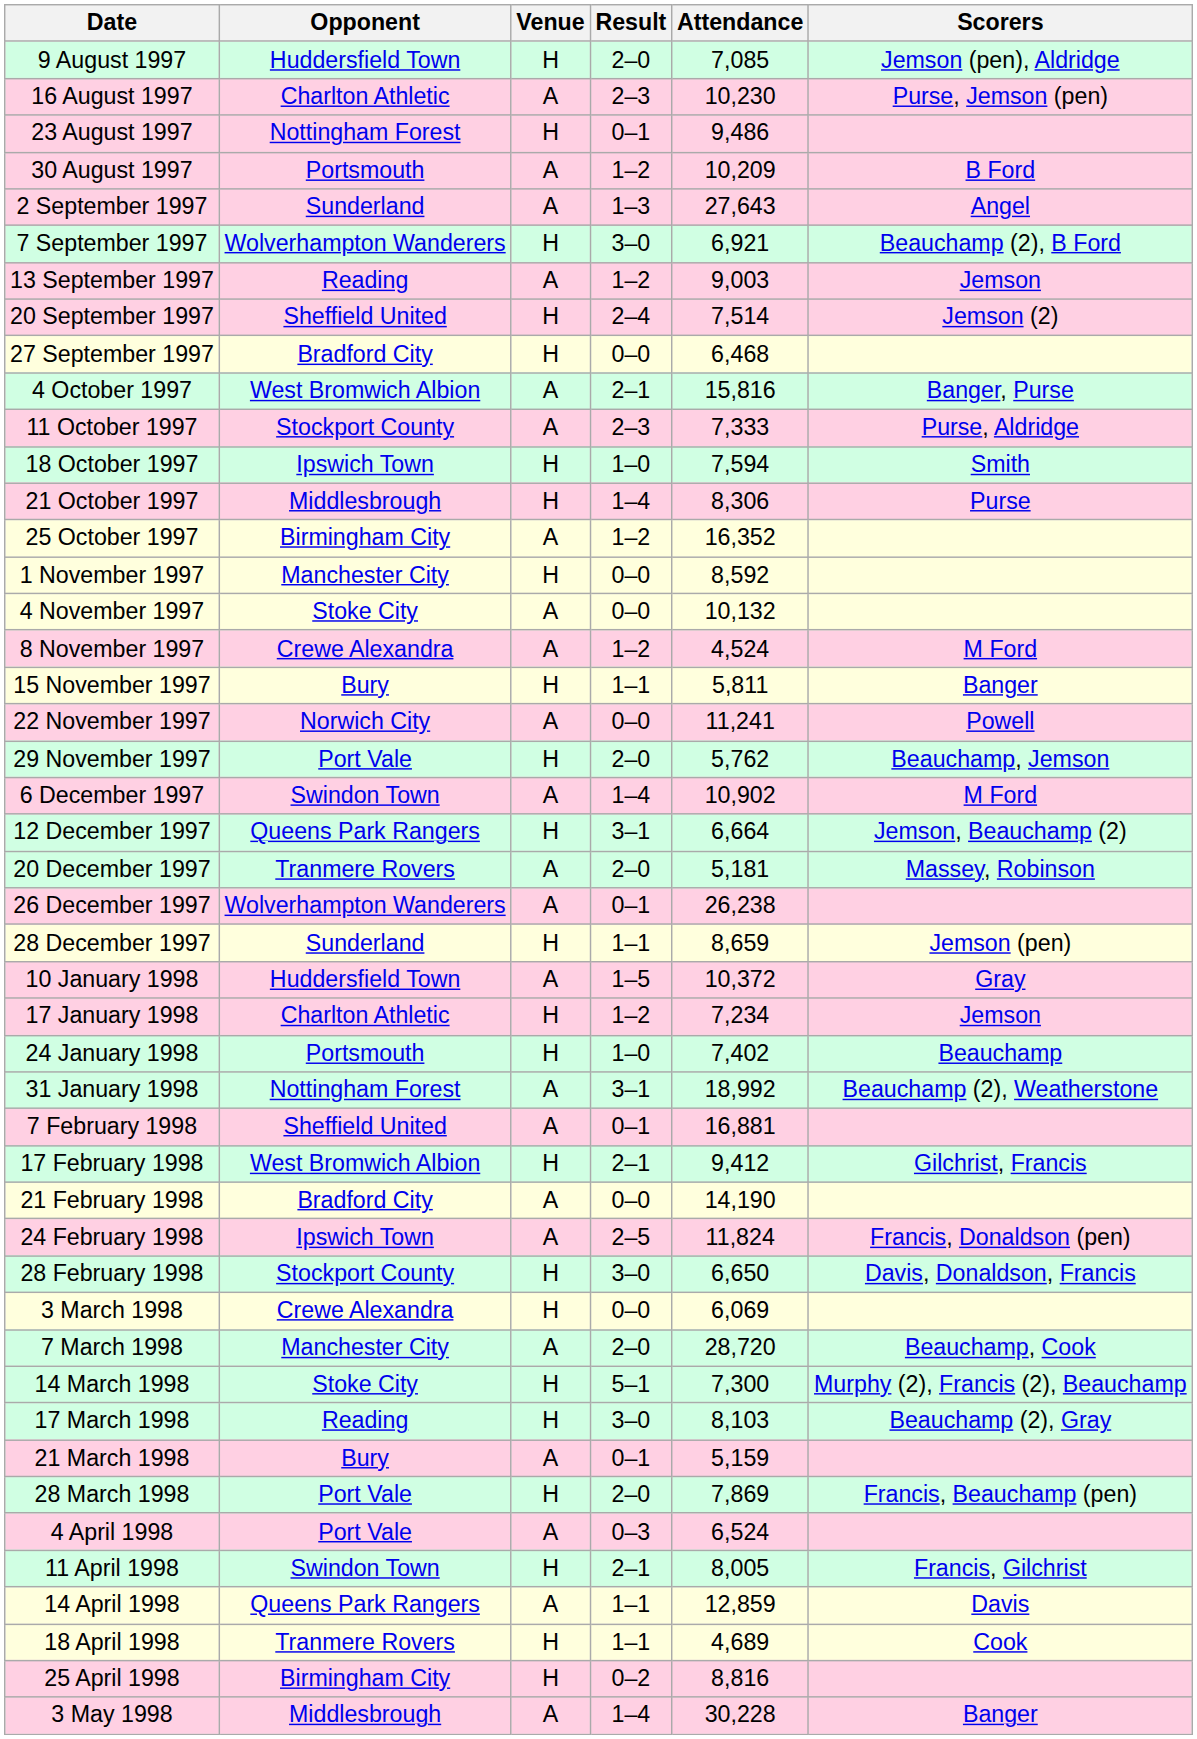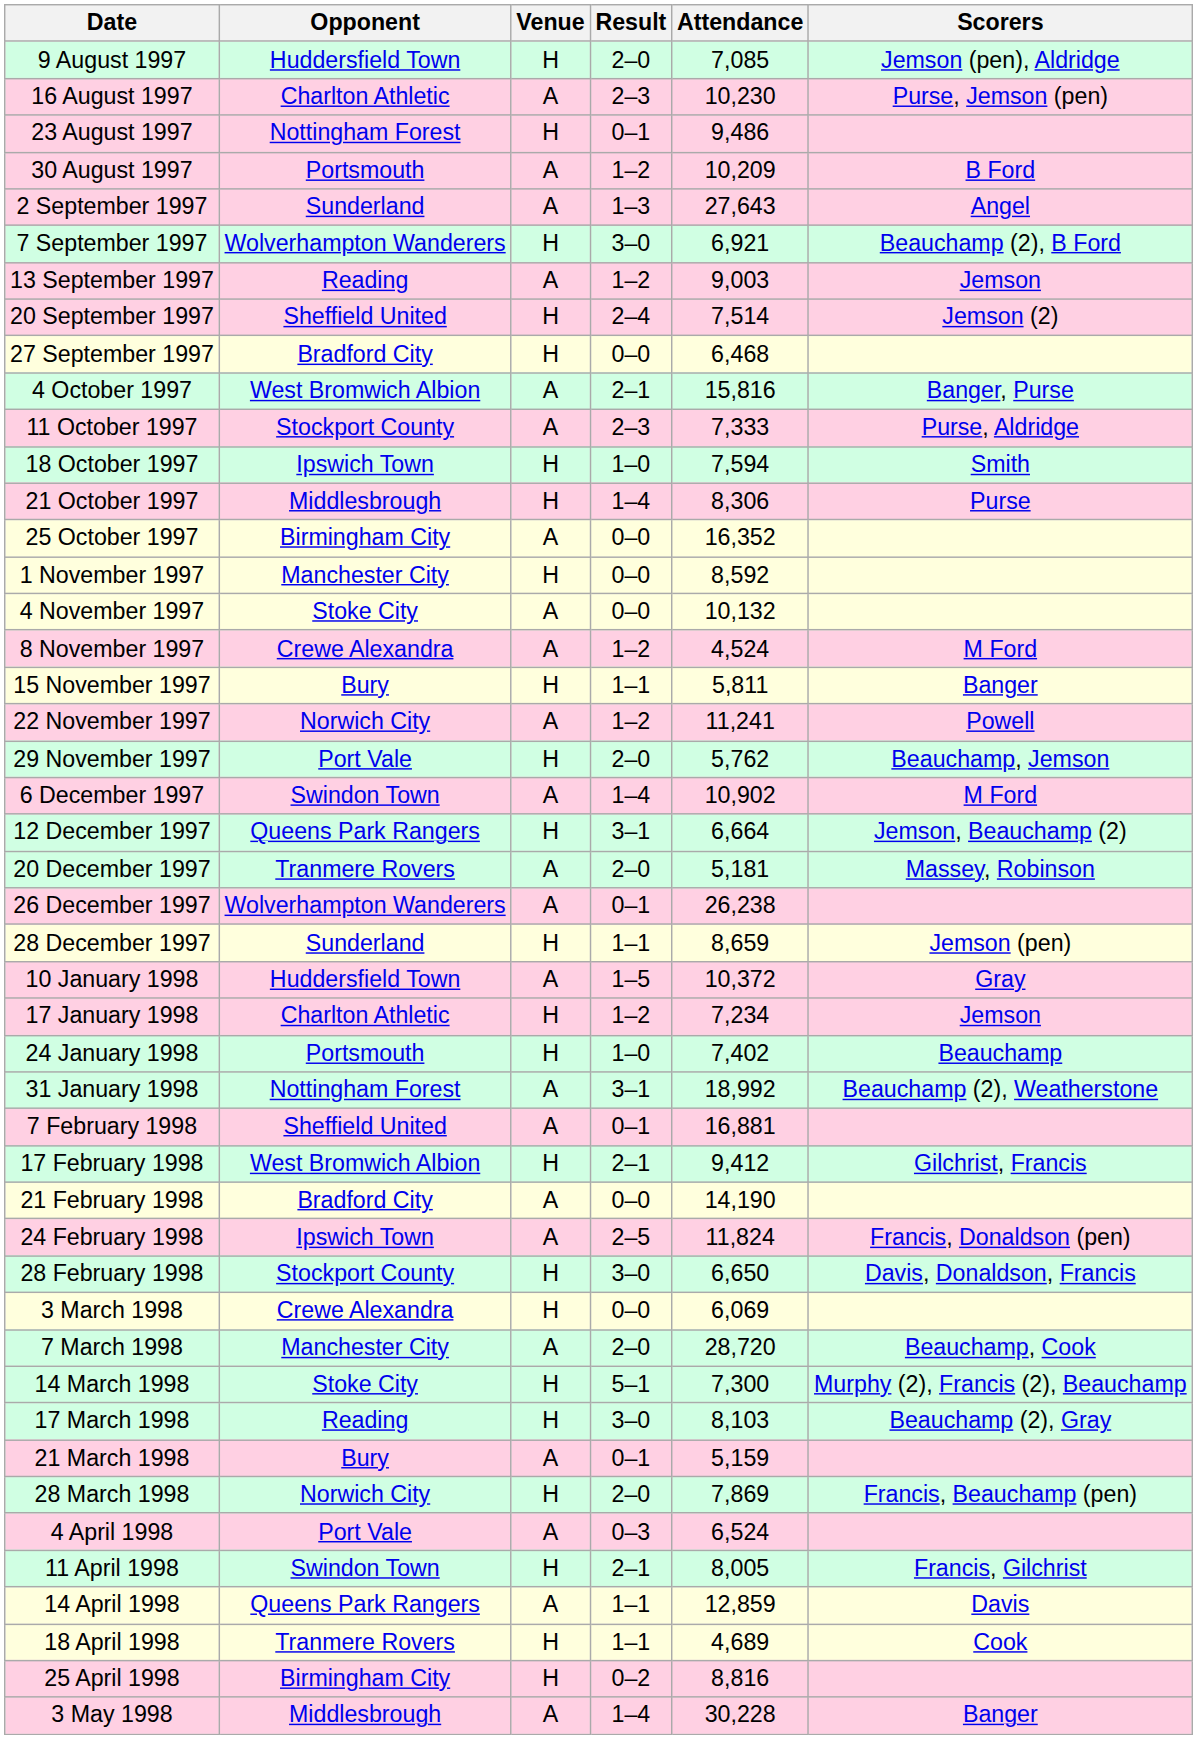(631, 538) 1–2 -> (631, 538) 0–0
(631, 721) 0–0 -> (631, 721) 1–2
(365, 1494) Port Vale -> (365, 1494) Norwich City
